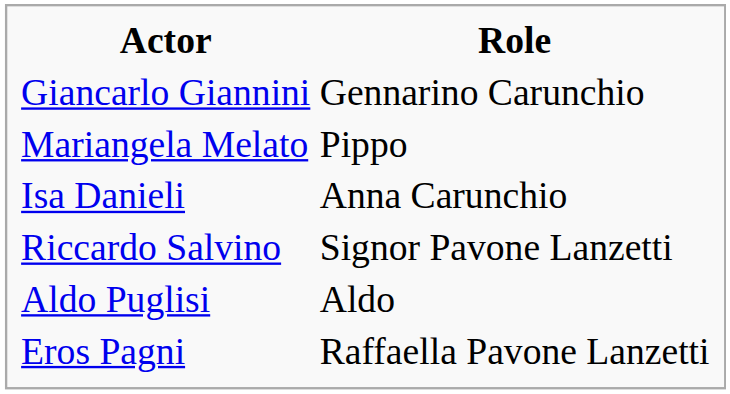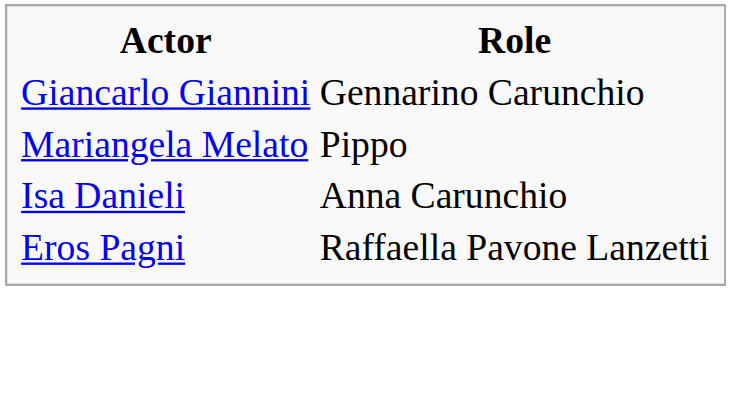- row: (151, 248)
- row: (116, 299)
